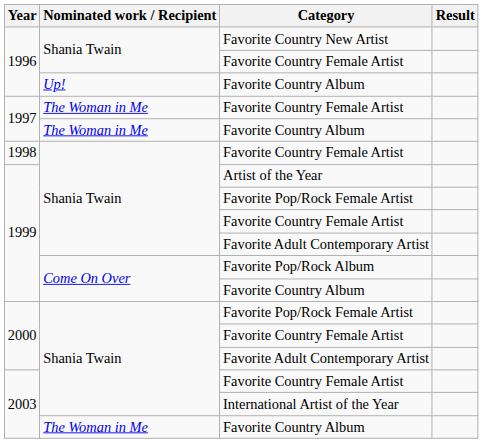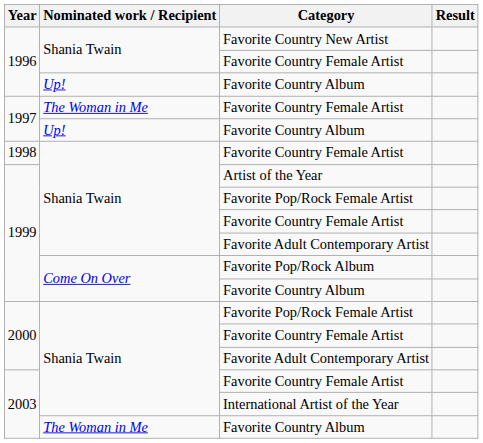(96, 130) The Woman in Me -> (54, 130) Up!
